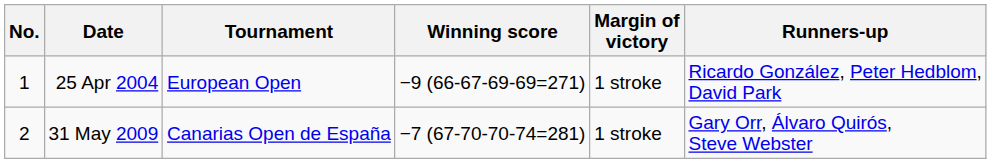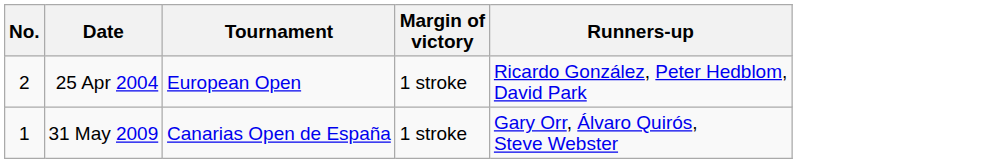- column: (493, 30)
(24, 82) 1 -> (24, 82) 2
(24, 133) 2 -> (24, 133) 1
